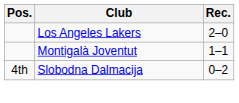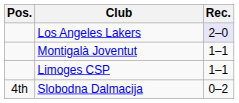(218, 32) no background -> (218, 32) lavender background
+ row: (74, 70)
